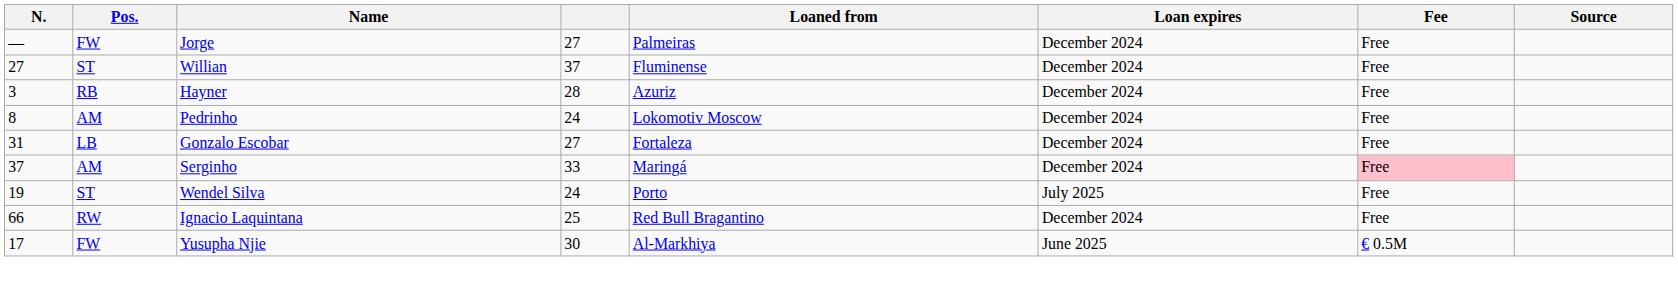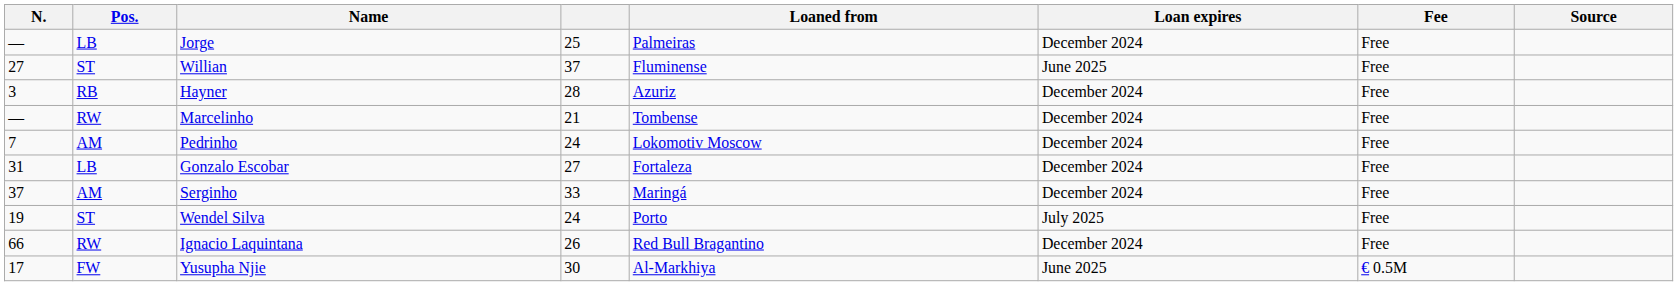(88, 42) FW -> (87, 42) LB
(572, 42) 27 -> (572, 42) 25
(1092, 67) December 2024 -> (1074, 67) June 2025
+ row: (217, 117)
(12, 117) 8 -> (12, 142) 7
(1375, 167) pink background -> (1375, 192) no background
(572, 218) 25 -> (572, 243) 26
